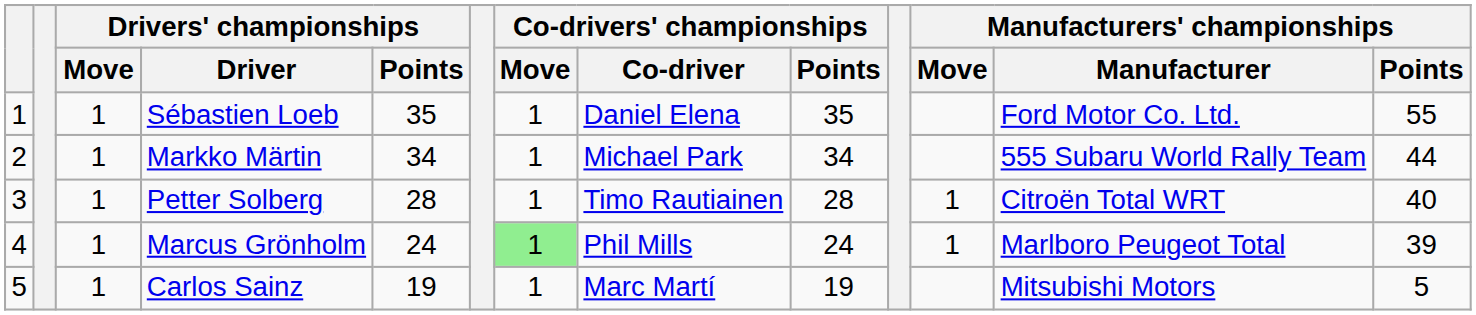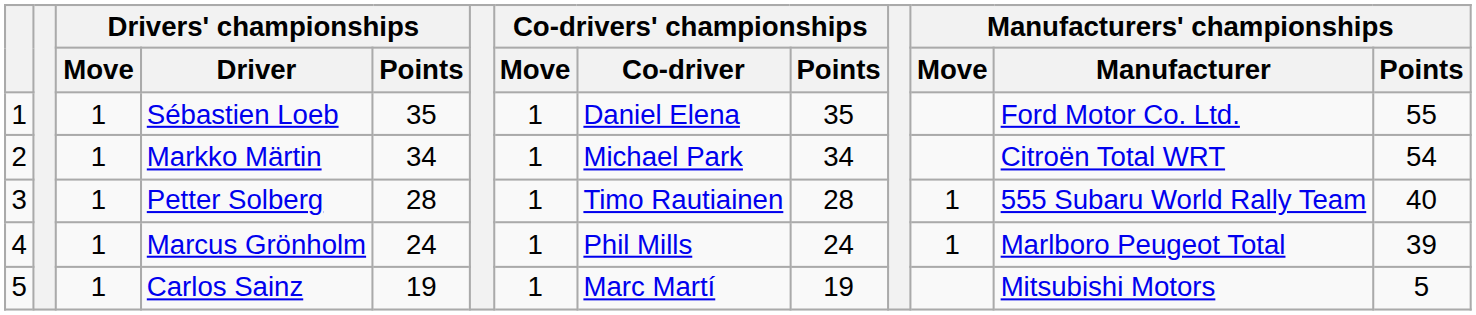(1183, 157) 555 Subaru World Rally Team -> (1113, 157) Citroën Total WRT
(1421, 157) 44 -> (1421, 157) 54
(1113, 200) Citroën Total WRT -> (1183, 200) 555 Subaru World Rally Team
(535, 244) lightgreen background -> (535, 244) no background
